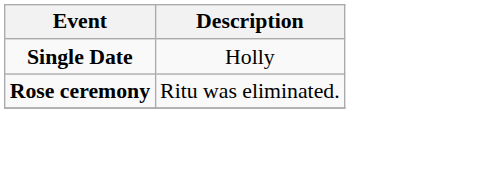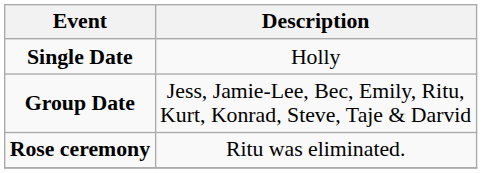+ row: (80, 103)
